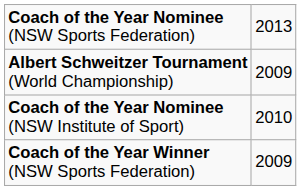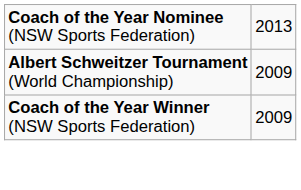- row: (116, 117)
